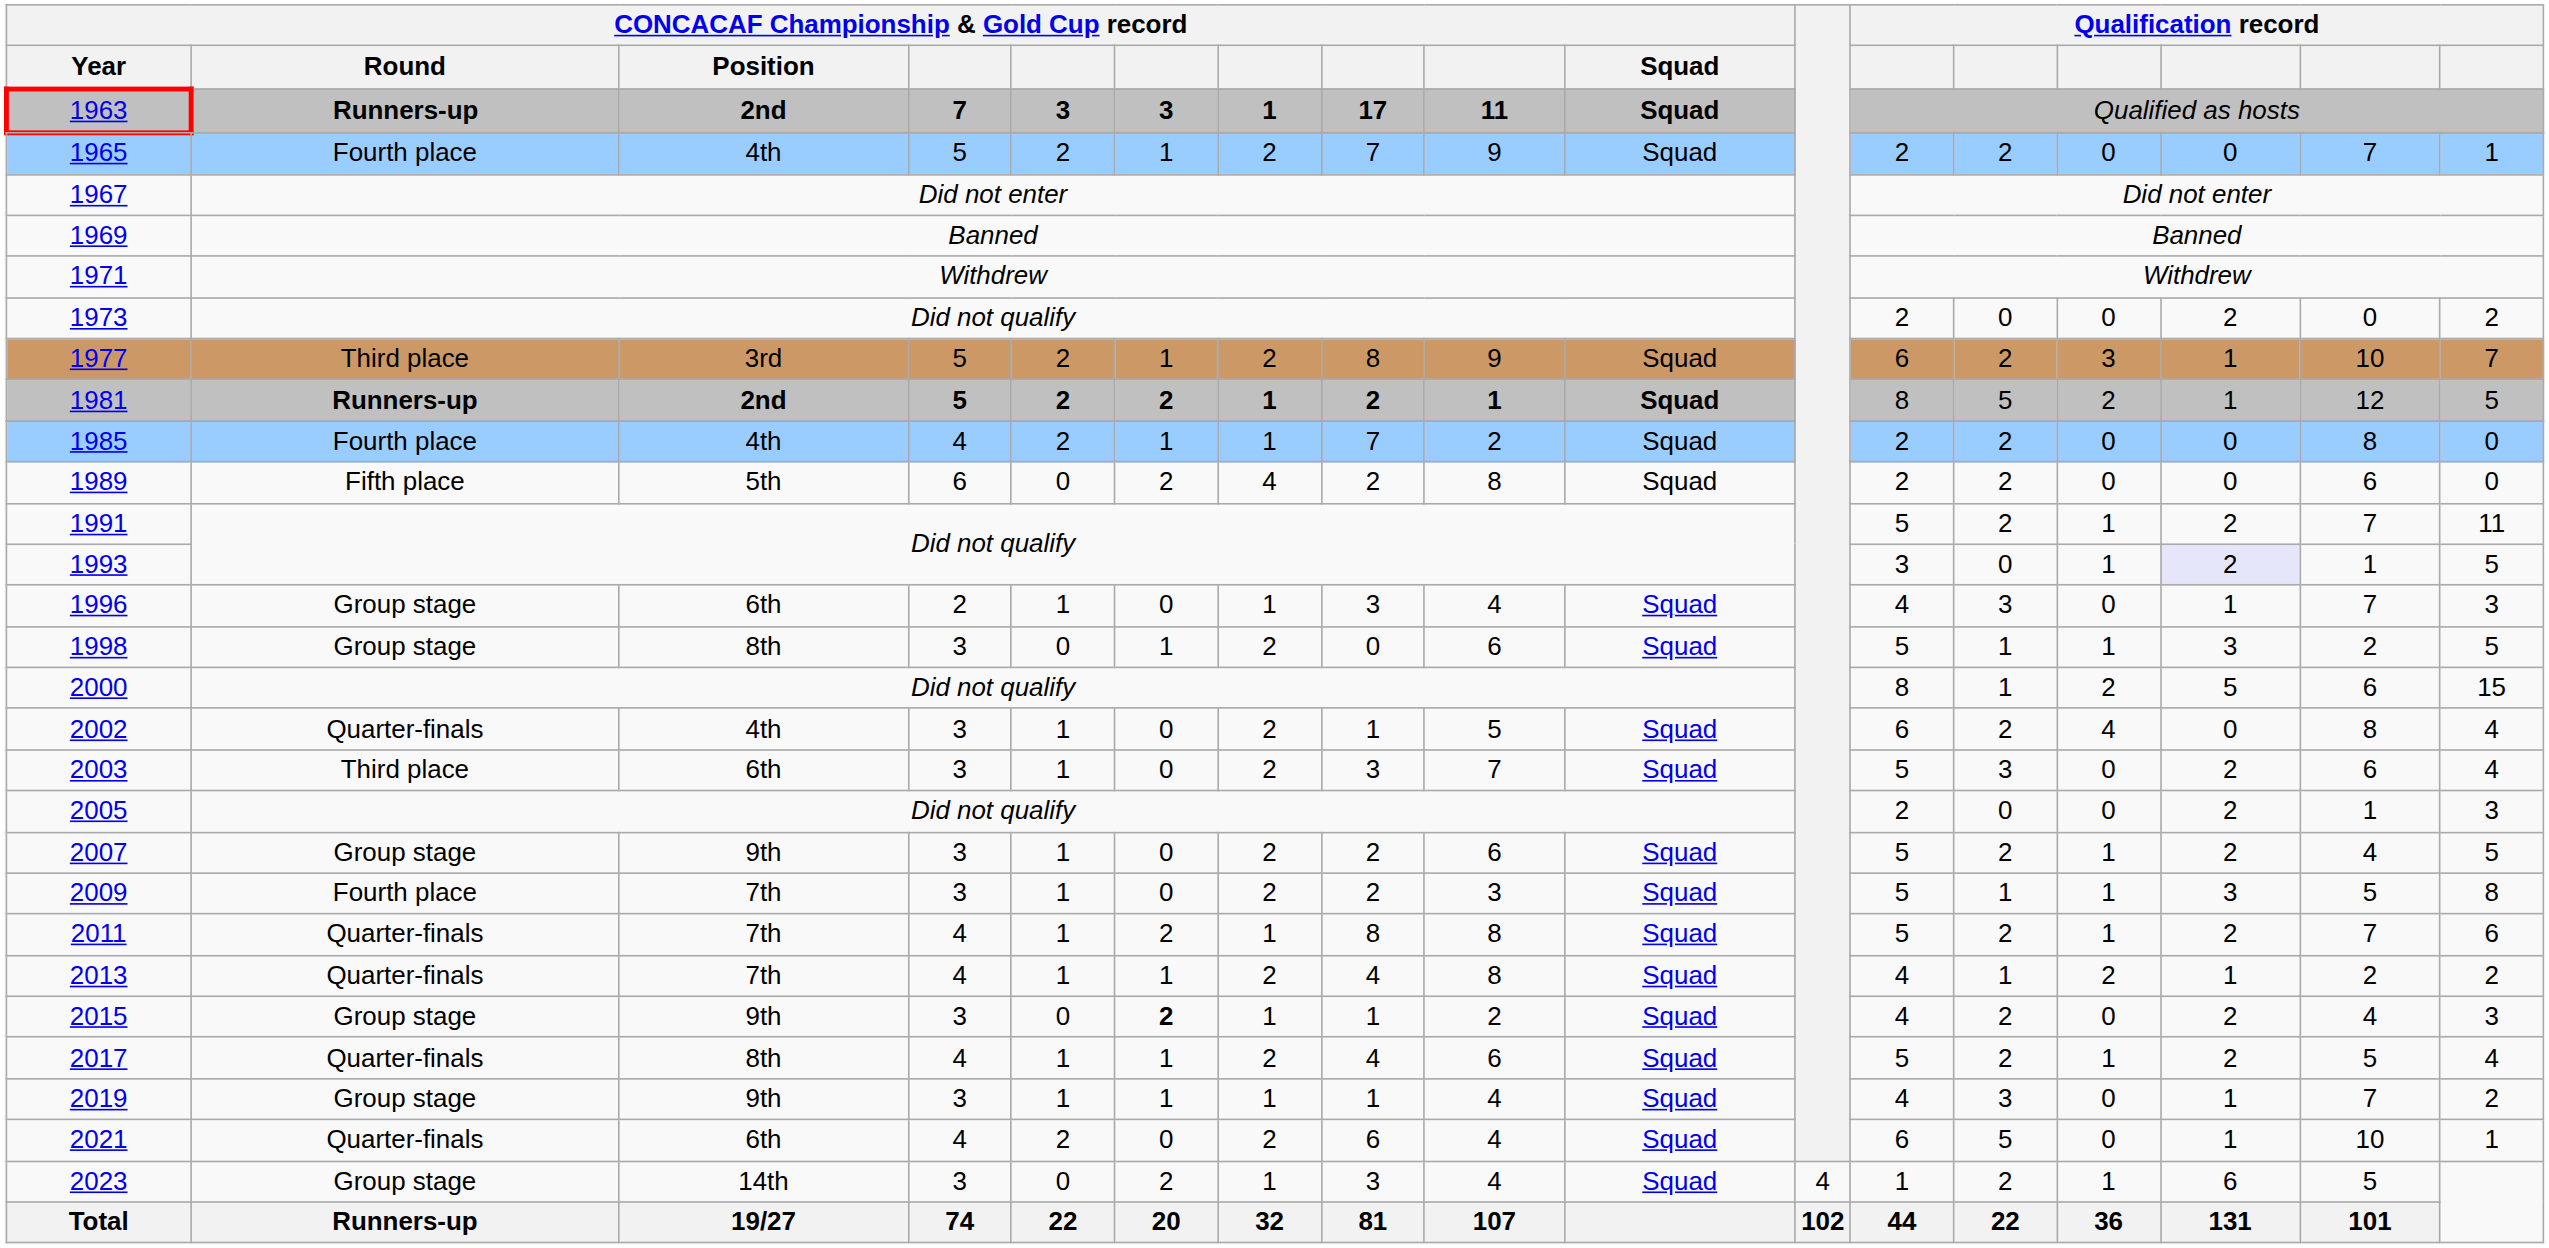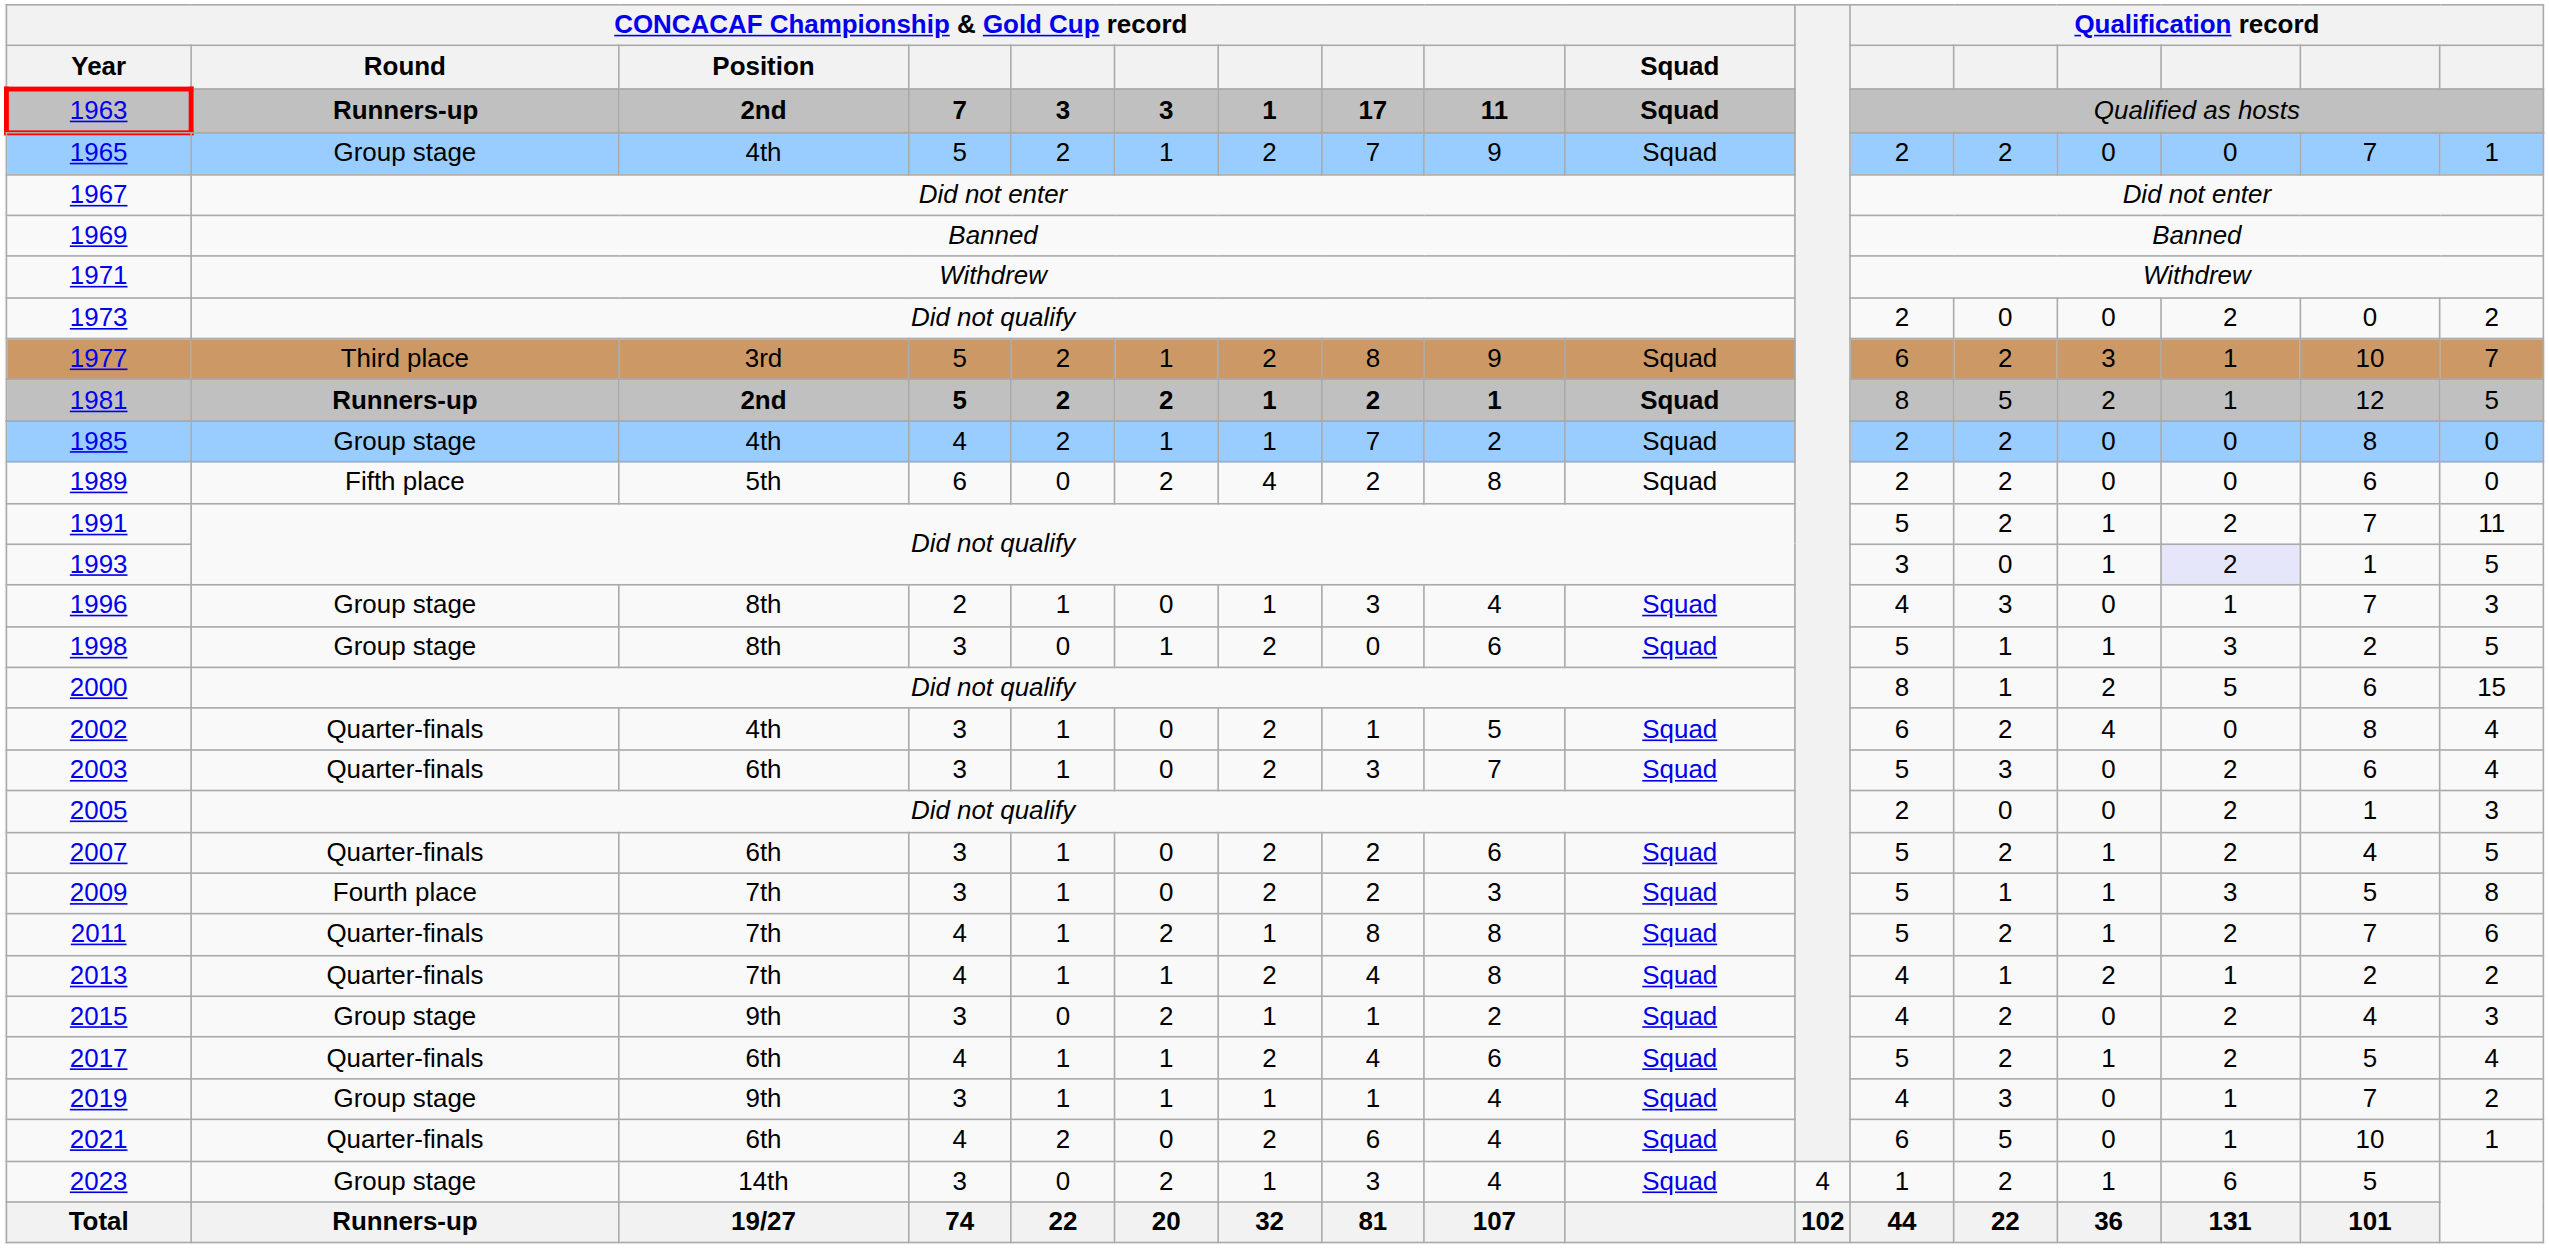(405, 153) Fourth place -> (405, 153) Group stage
(405, 440) Fourth place -> (405, 440) Group stage
(764, 605) 6th -> (764, 605) 8th
(405, 769) Third place -> (405, 769) Quarter-finals
(405, 852) Group stage -> (405, 852) Quarter-finals
(764, 852) 9th -> (764, 852) 6th
(1166, 1016) bold -> (1166, 1016) normal
(764, 1057) 8th -> (764, 1057) 6th
